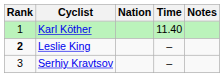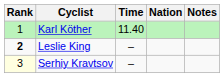columns swapped: (135, 13) <-> (169, 13)
(20, 64) no background -> (20, 64) lightyellow background
